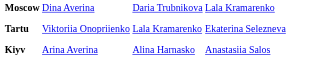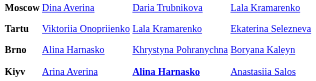+ row: (16, 50)
(164, 50) normal -> (166, 71) bold
